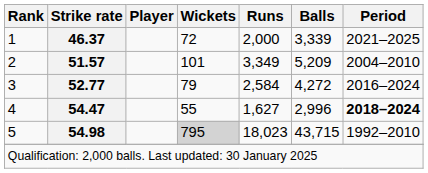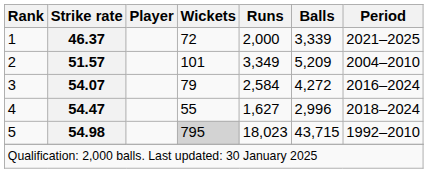(87, 86) 52.77 -> (87, 86) 54.07
(383, 109) bold -> (383, 109) normal
